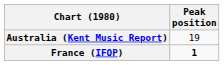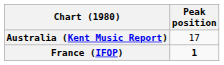(194, 38) 19 -> (194, 38) 17
